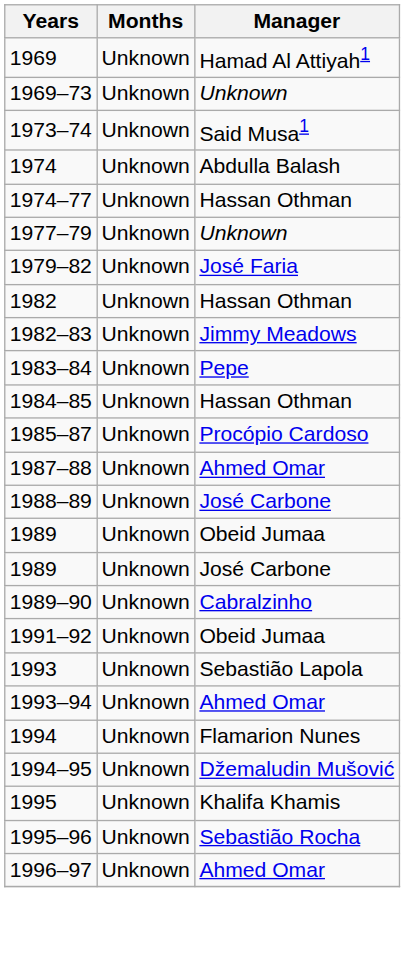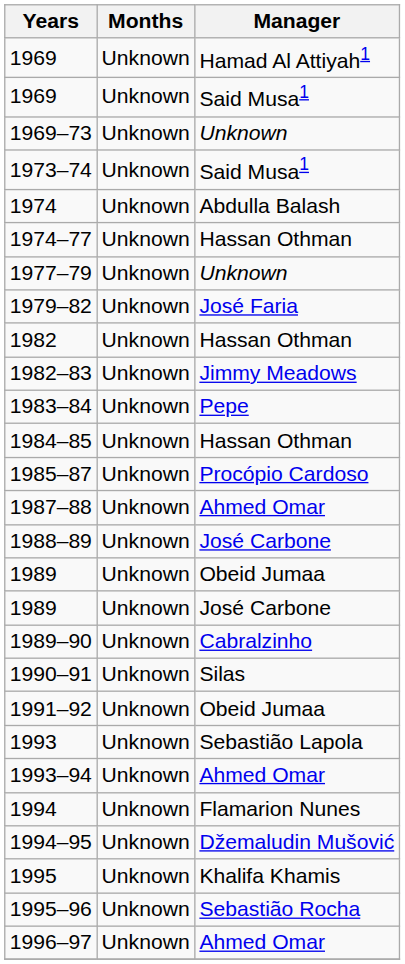+ row: (33, 96)
+ row: (51, 674)
